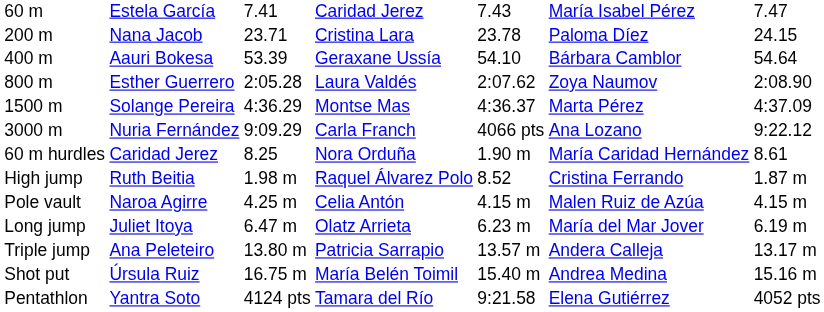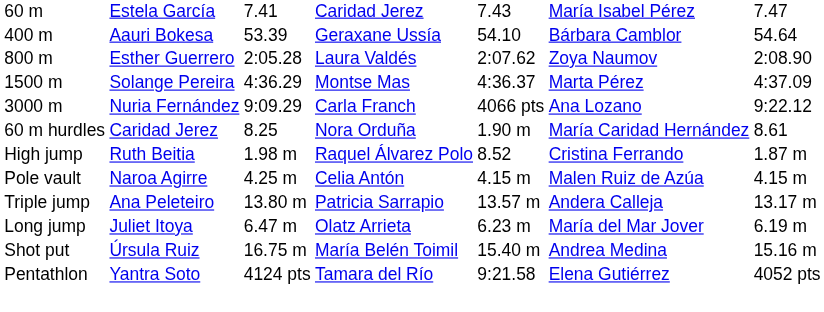- row: (29, 35)
rows swapped: (45, 226) <-> (47, 250)
